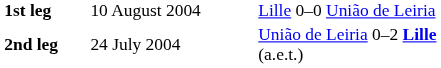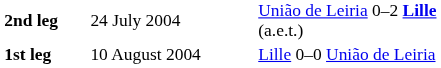rows swapped: (28, 10) <-> (31, 44)
